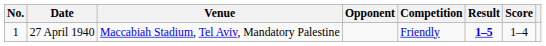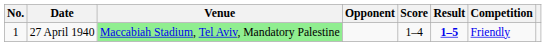columns swapped: (519, 13) <-> (431, 13)
(220, 32) no background -> (220, 32) lightgreen background
